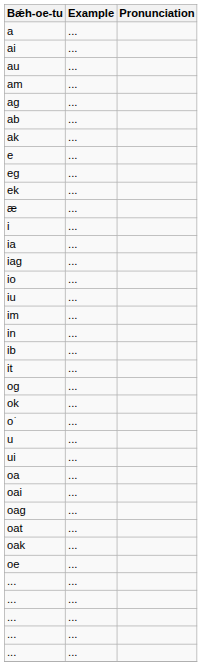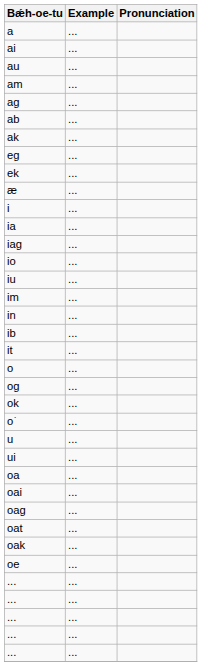- row: (10, 155)
+ row: (10, 368)
